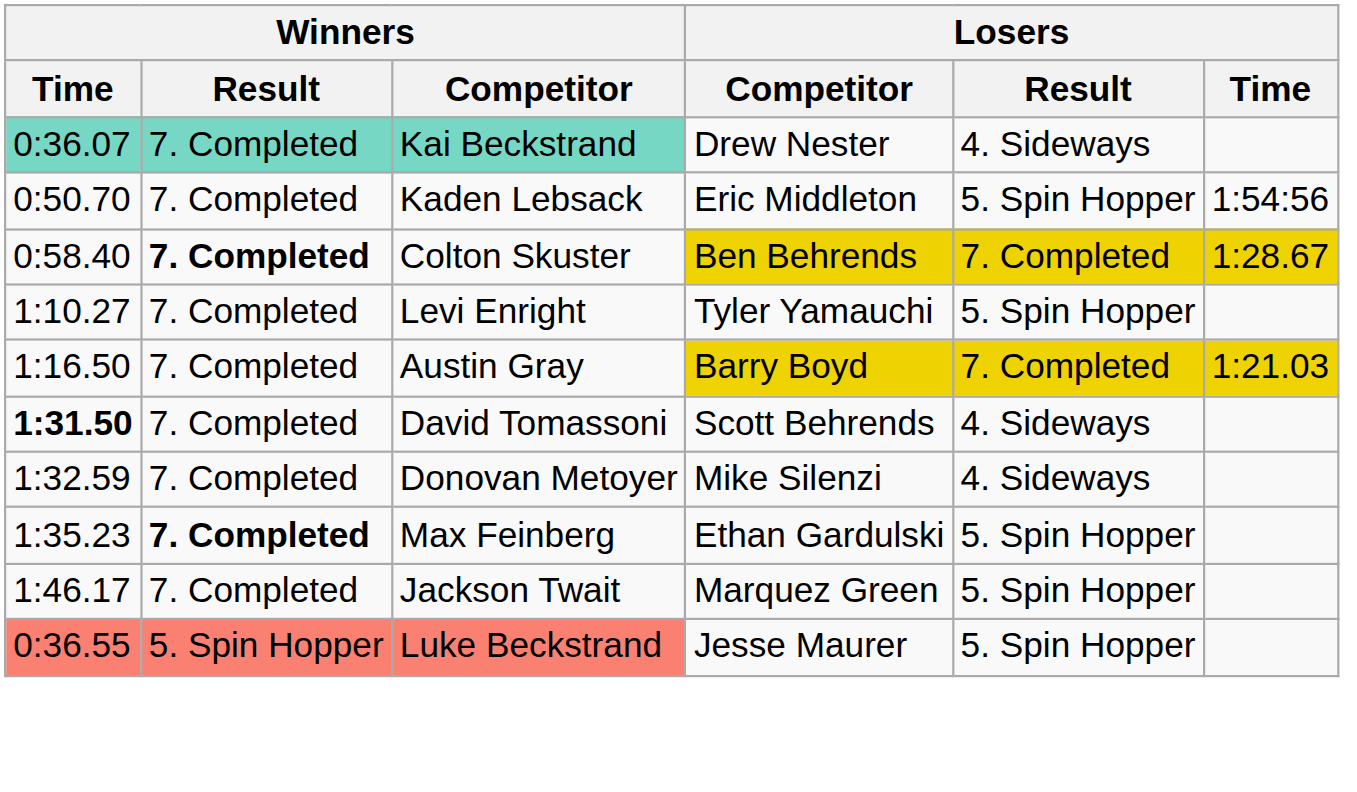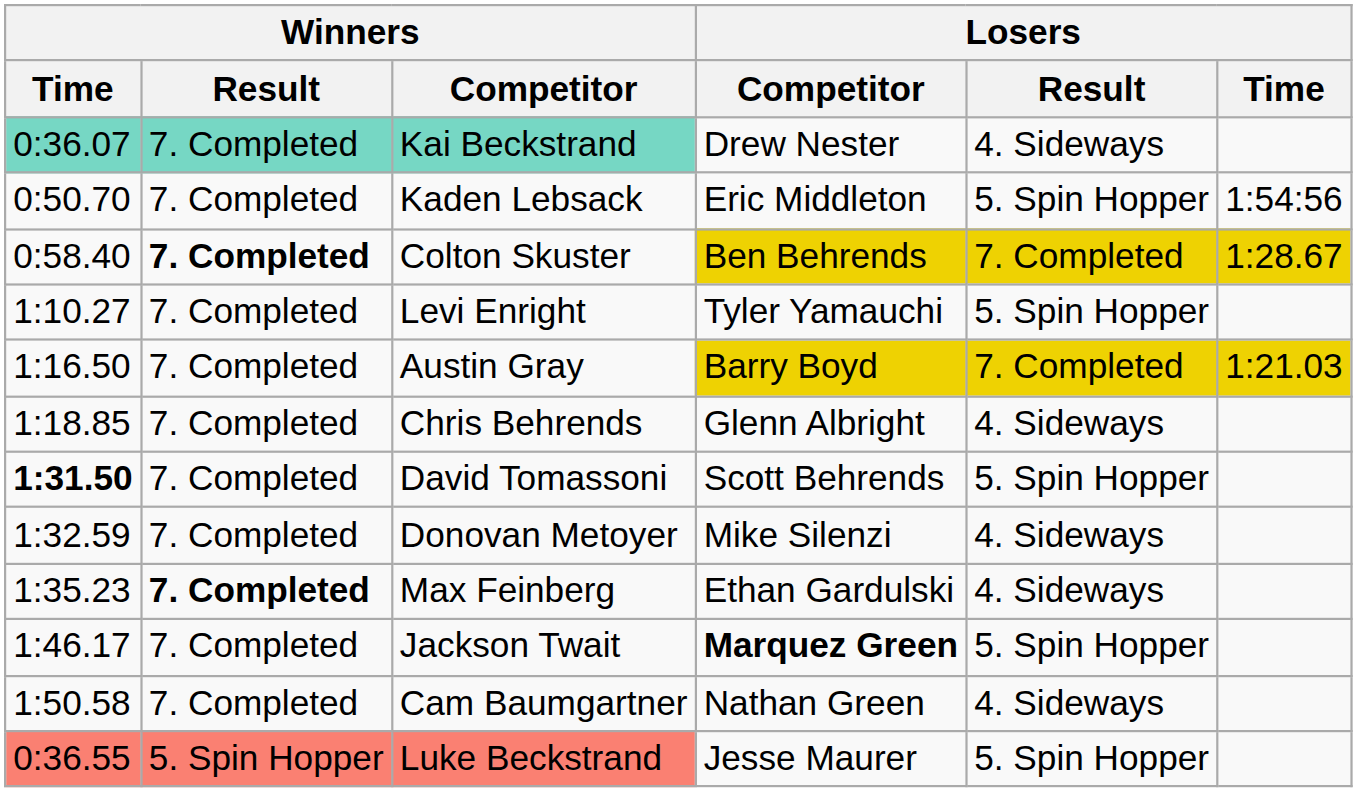+ row: (521, 423)
(1056, 423) 4. Sideways -> (1092, 479) 5. Spin Hopper
(1078, 534) 5. Spin Hopper -> (1069, 590) 4. Sideways
(816, 590) normal -> (831, 646) bold
+ row: (544, 702)
